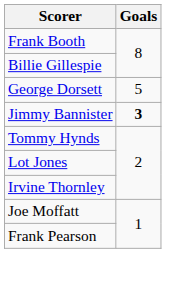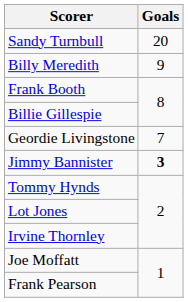+ row: (56, 41)
+ row: (53, 65)
+ row: (71, 138)
- row: (55, 89)
